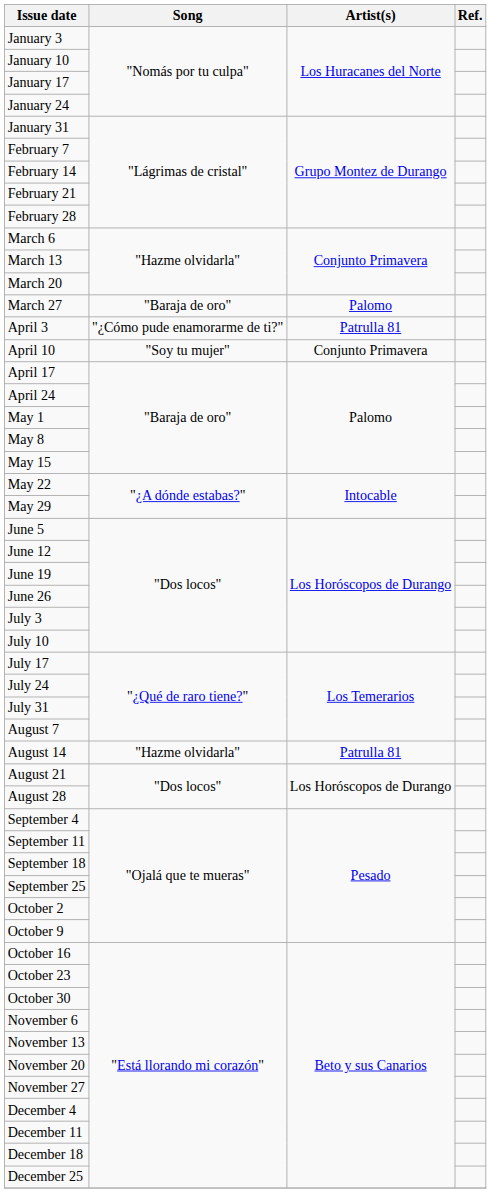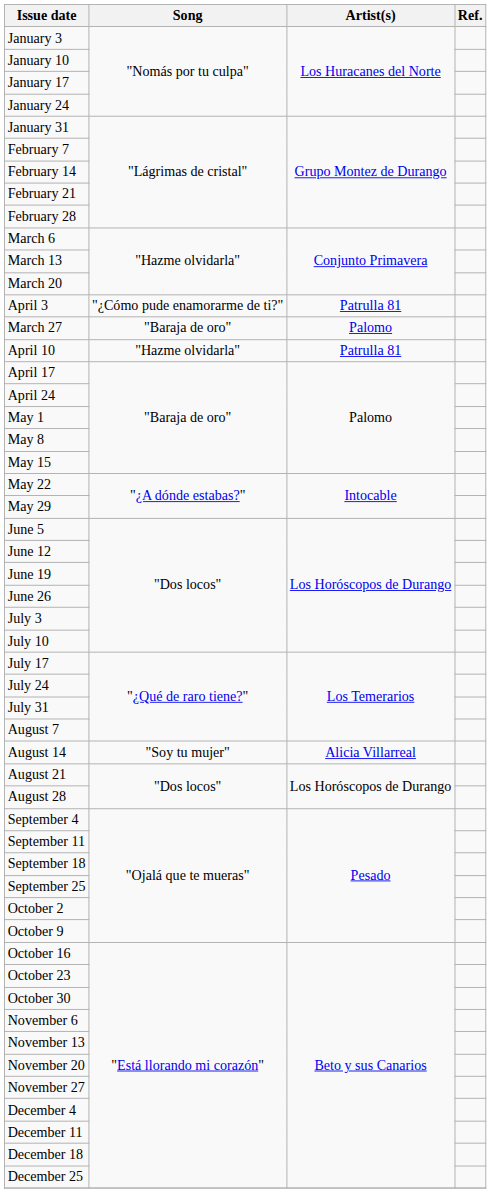rows swapped: (35, 305) <-> (28, 328)
(188, 350) "Soy tu mujer" -> (188, 350) "Hazme olvidarla"
(371, 350) Conjunto Primavera -> (371, 350) Patrulla 81
(188, 752) "Hazme olvidarla" -> (188, 752) "Soy tu mujer"
(371, 752) Patrulla 81 -> (371, 752) Alicia Villarreal
